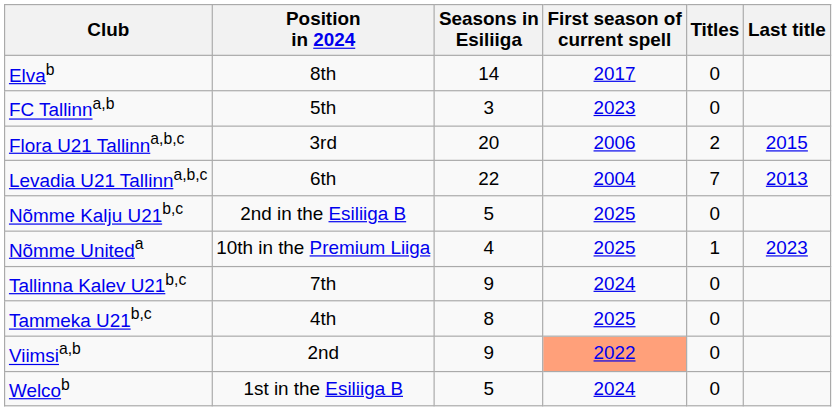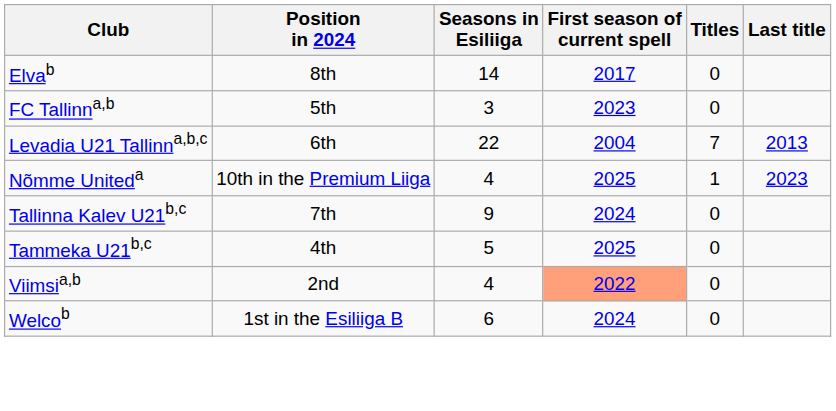- row: (97, 143)
- row: (96, 213)
(489, 318) 8 -> (489, 248) 5
(489, 353) 9 -> (489, 283) 4
(489, 388) 5 -> (489, 318) 6
